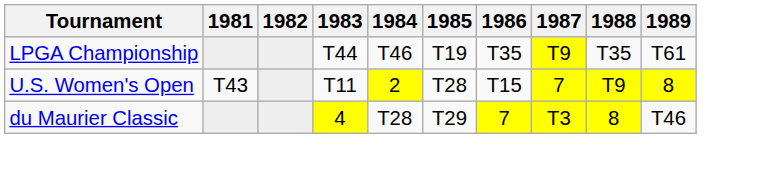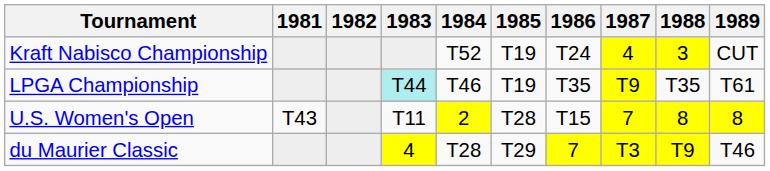+ row: (138, 53)
(340, 53) no background -> (409, 85) paleturquoise background
(614, 85) T9 -> (683, 118) 8
(614, 118) 8 -> (683, 150) T9
